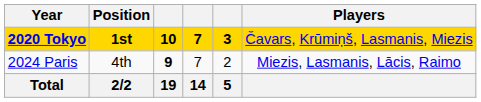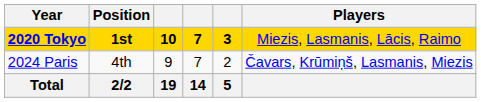(359, 39) Čavars, Krūmiņš, Lasmanis, Miezis -> (359, 39) Miezis, Lasmanis, Lācis, Raimo
(168, 62) bold -> (168, 62) normal
(359, 62) Miezis, Lasmanis, Lācis, Raimo -> (359, 62) Čavars, Krūmiņš, Lasmanis, Miezis
